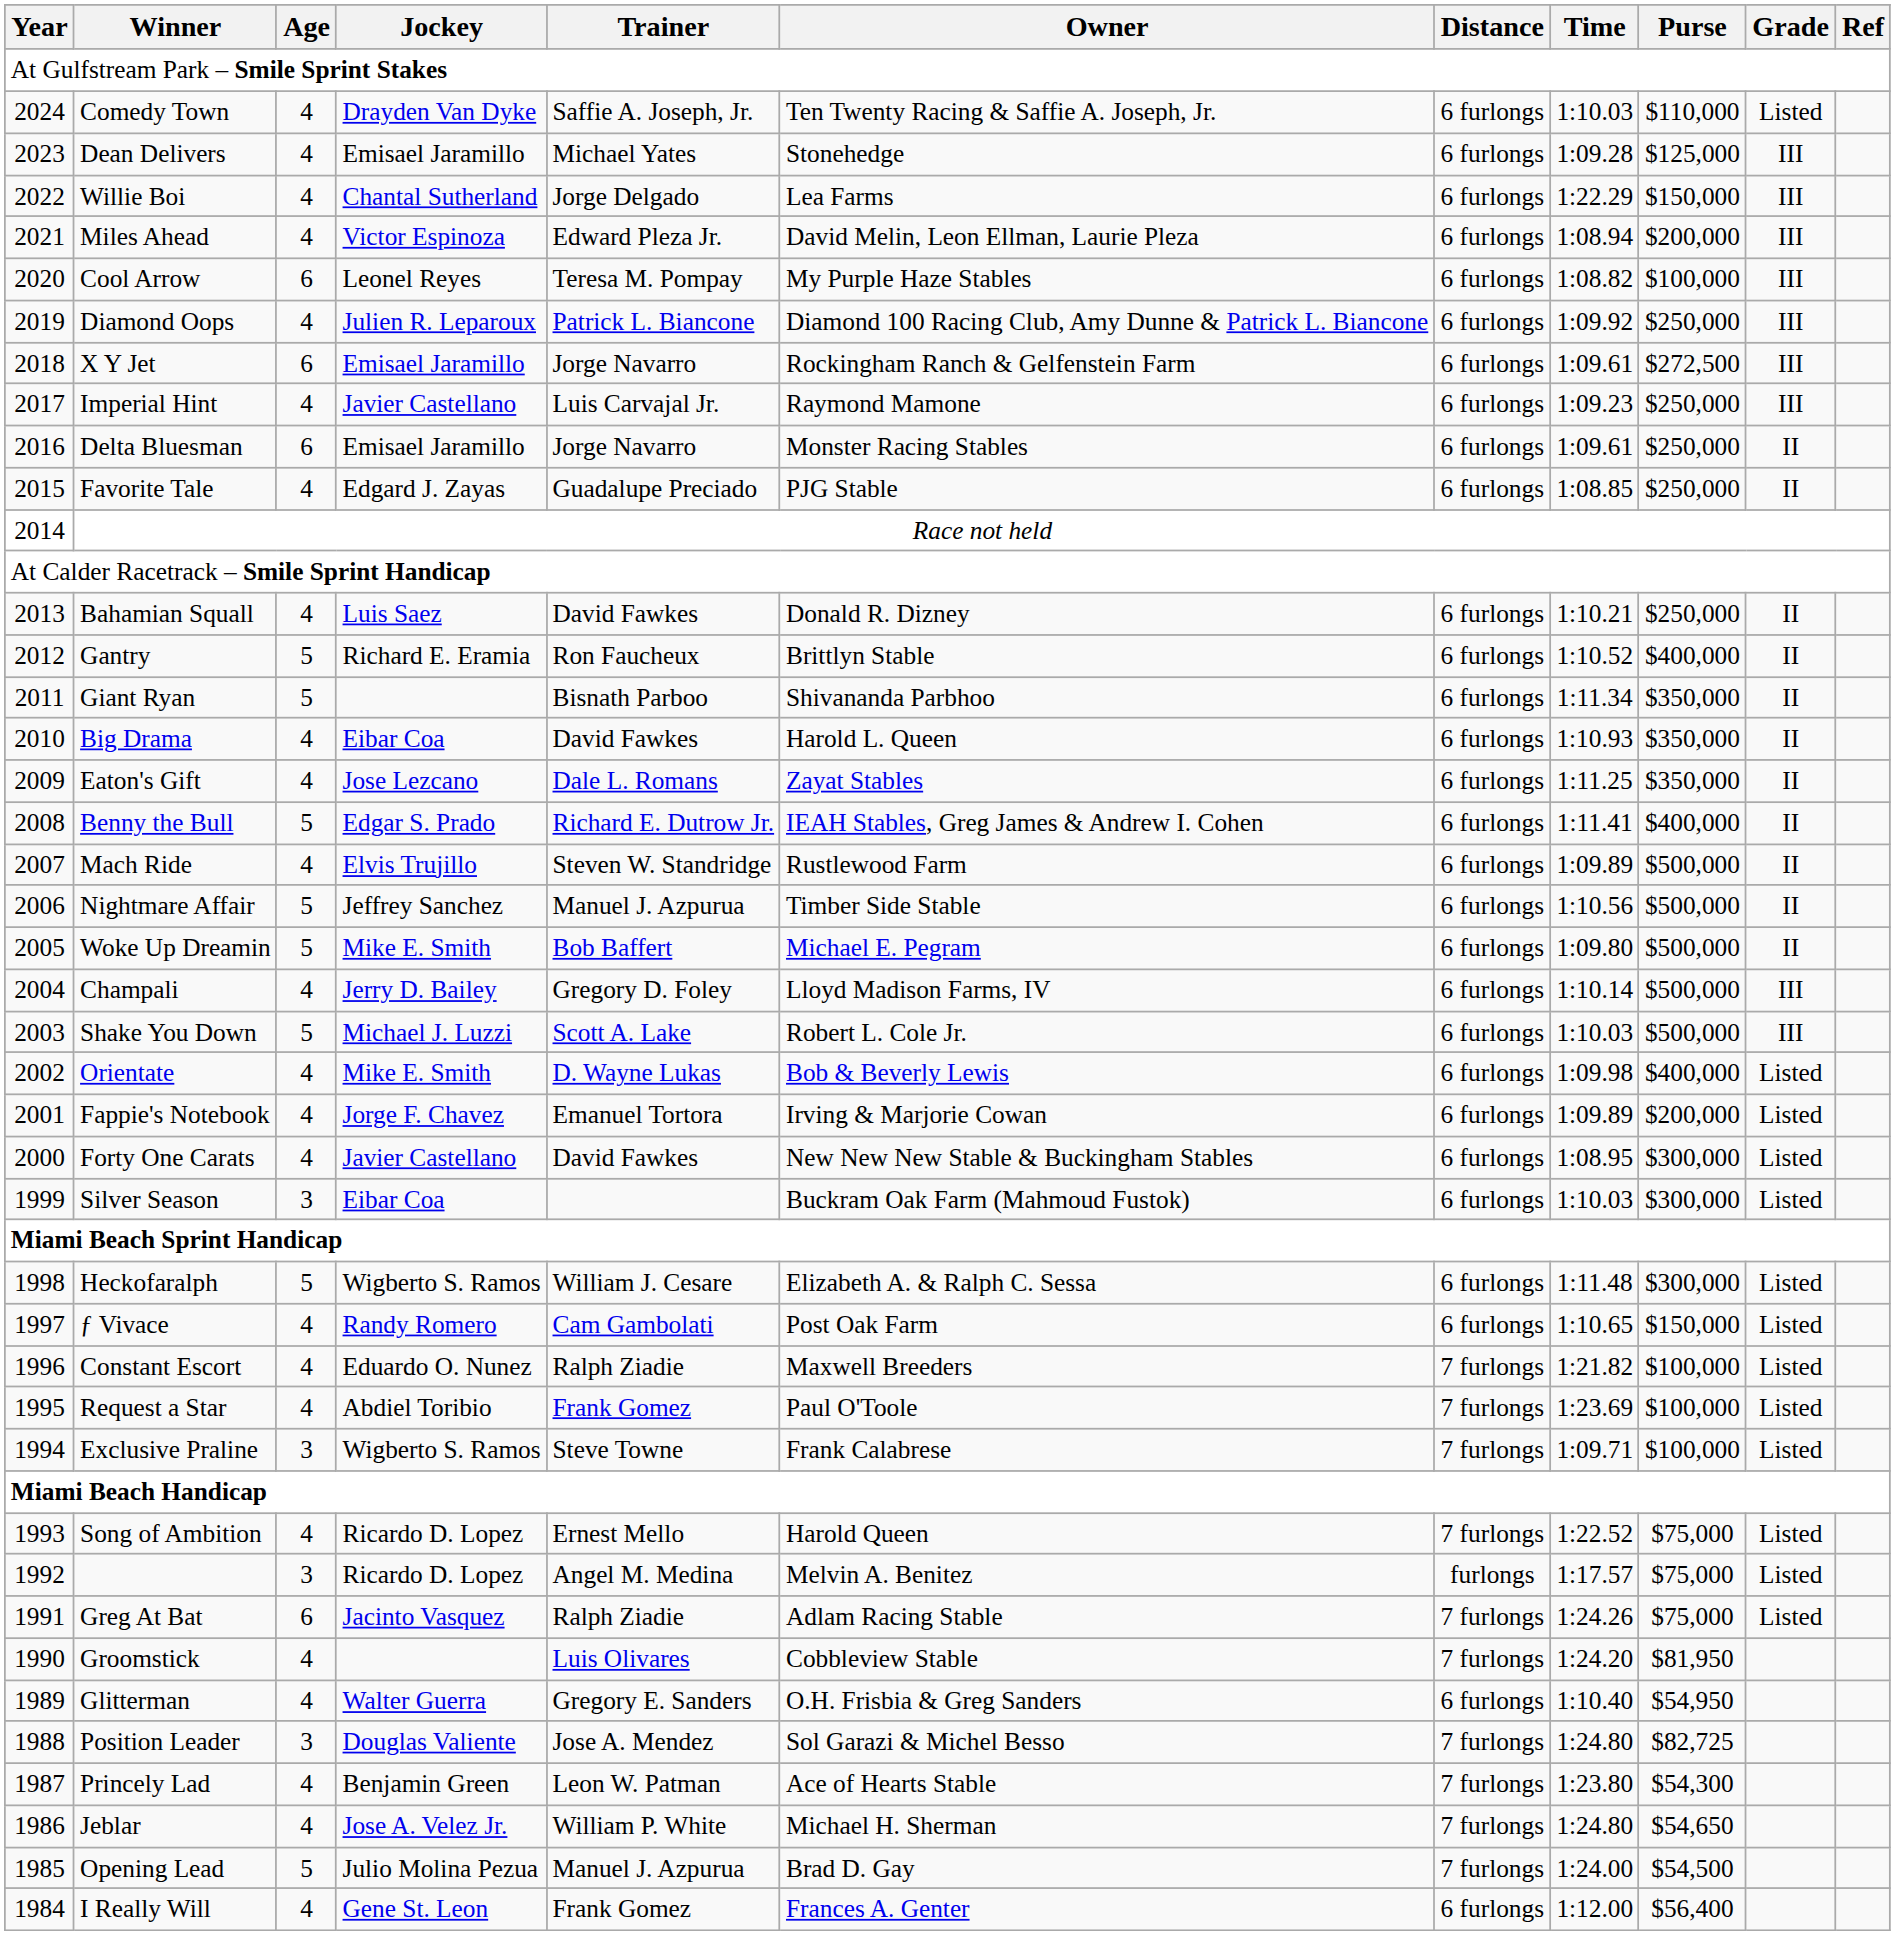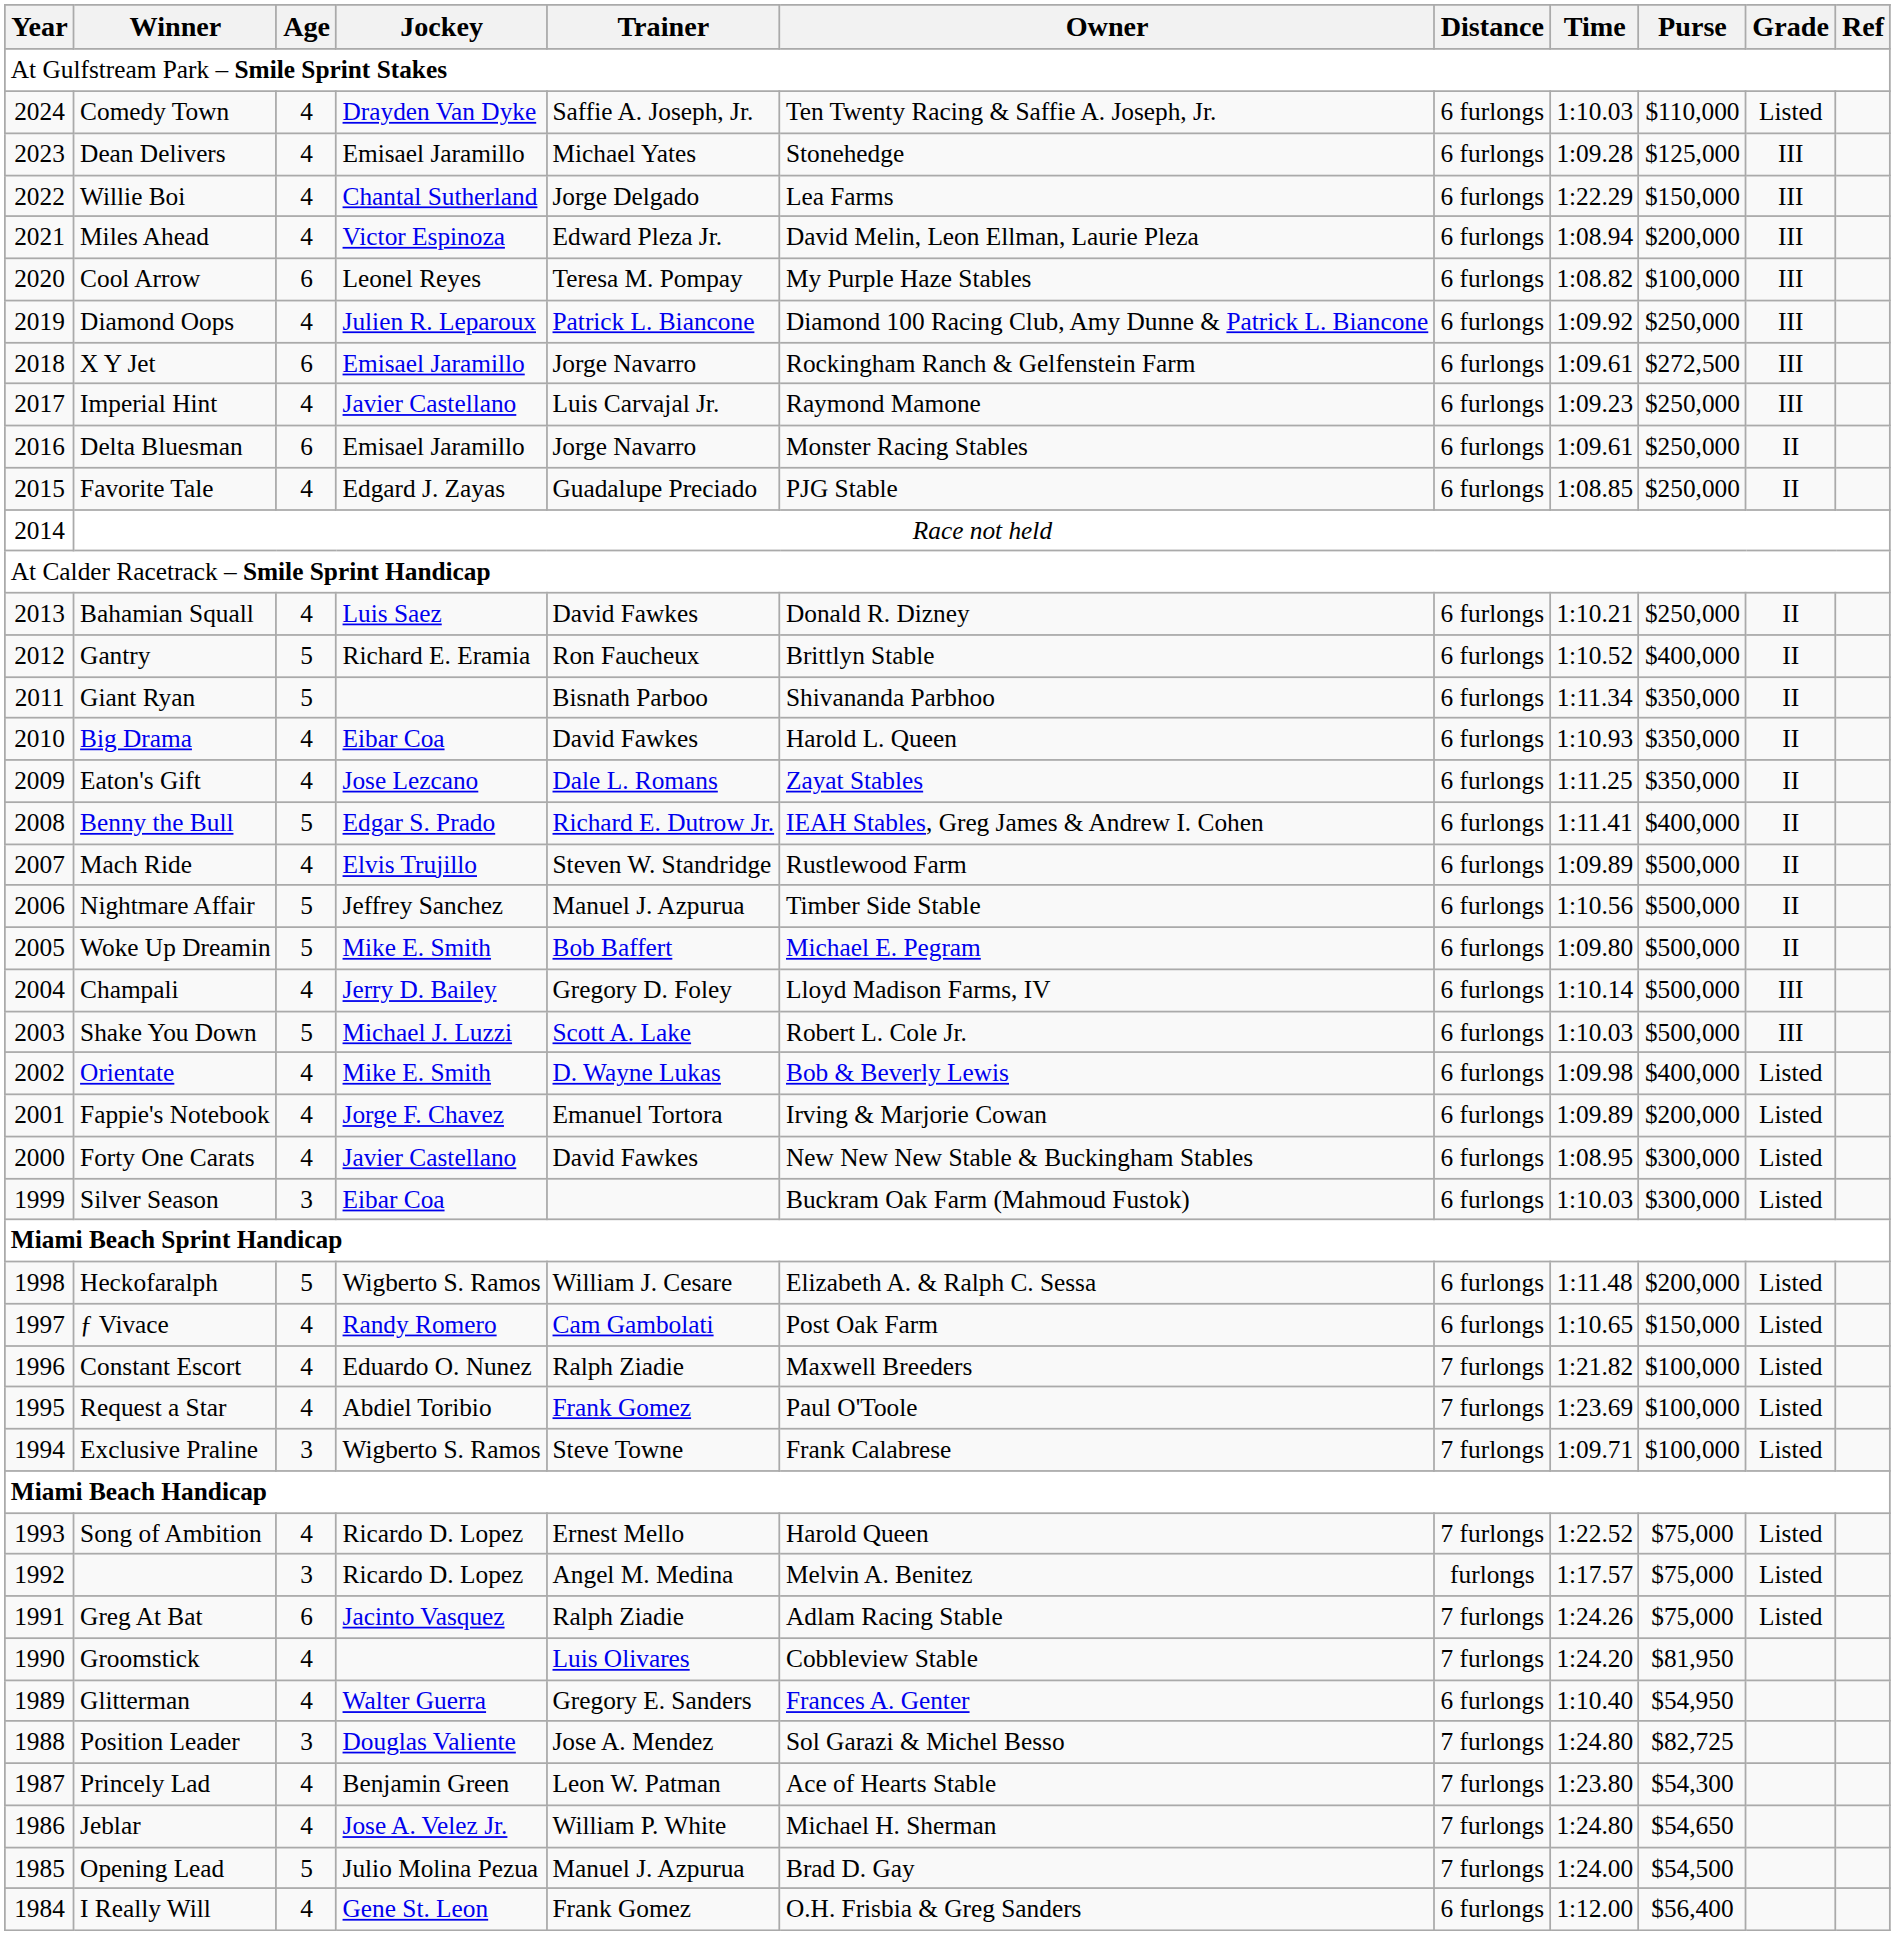(1692, 1282) $300,000 -> (1692, 1282) $200,000
(934, 1700) O.H. Frisbia & Greg Sanders -> (878, 1700) Frances A. Genter
(878, 1909) Frances A. Genter -> (934, 1909) O.H. Frisbia & Greg Sanders
